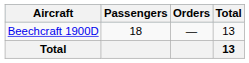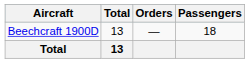columns swapped: (229, 13) <-> (136, 13)
